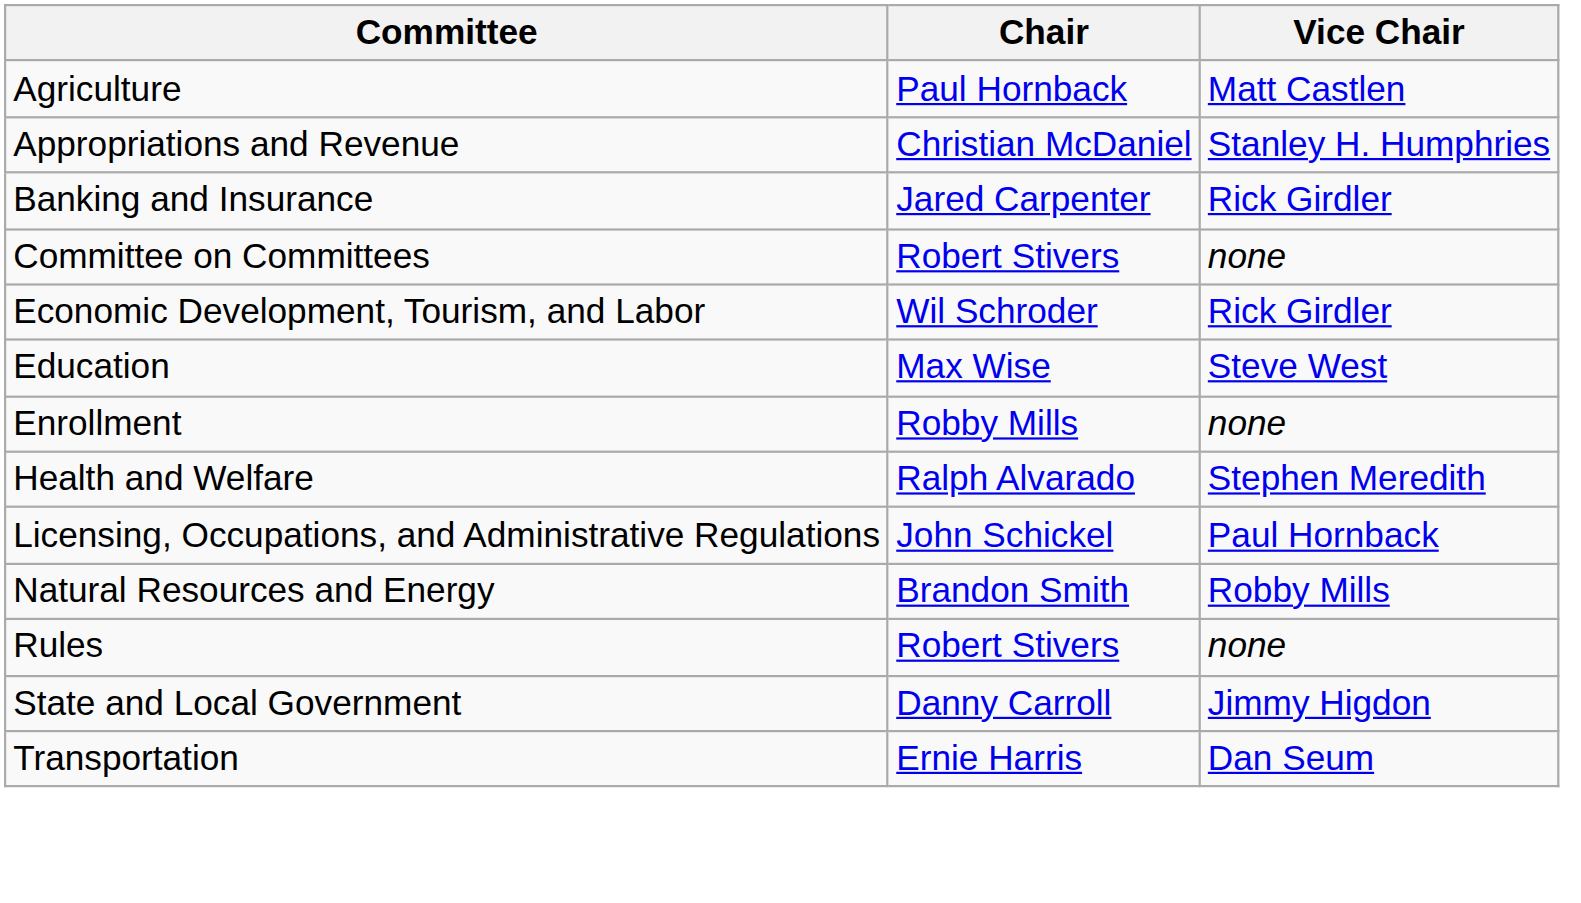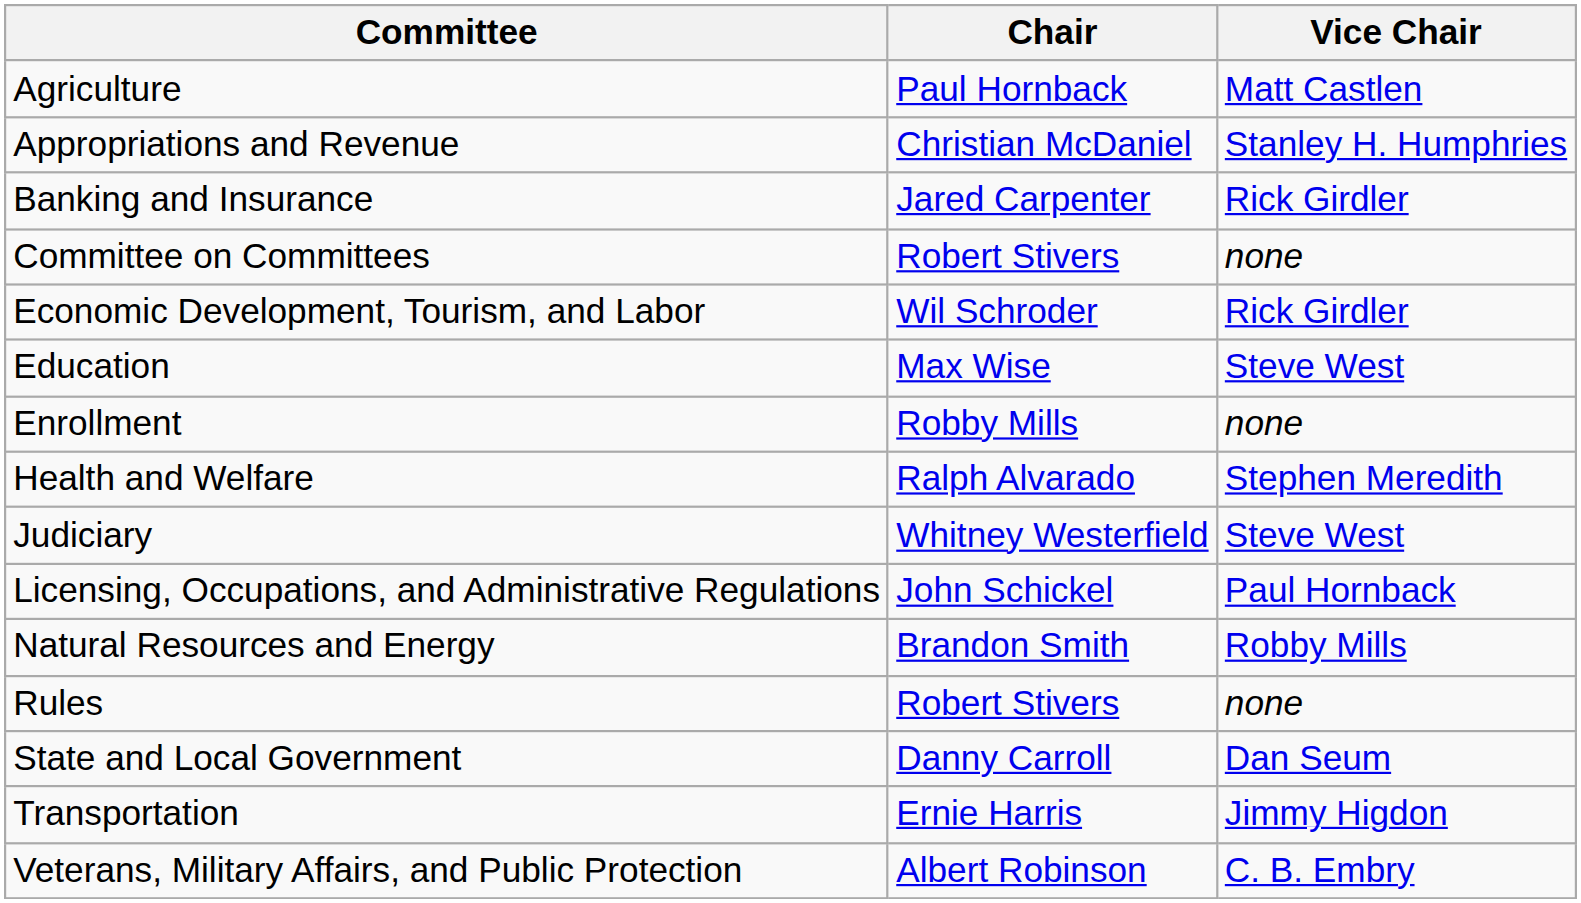+ row: (83, 534)
(1319, 702) Jimmy Higdon -> (1308, 758) Dan Seum
(1291, 758) Dan Seum -> (1336, 813) Jimmy Higdon
+ row: (378, 869)
